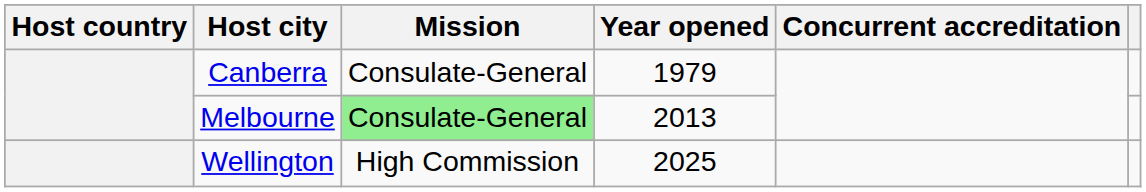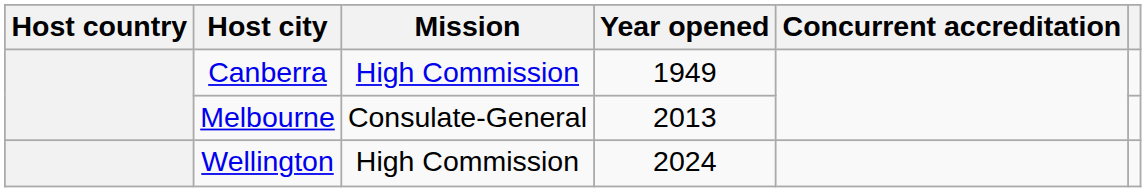(467, 72) Consulate-General -> (467, 72) High Commission
(685, 72) 1979 -> (685, 72) 1949
(467, 117) lightgreen background -> (467, 117) no background
(685, 162) 2025 -> (685, 162) 2024
